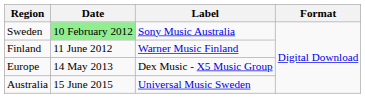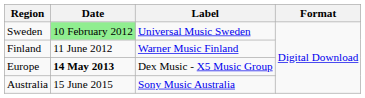(186, 31) Sony Music Australia -> (194, 31) Universal Music Sweden
(83, 66) normal -> (84, 66) bold
(194, 84) Universal Music Sweden -> (186, 84) Sony Music Australia
